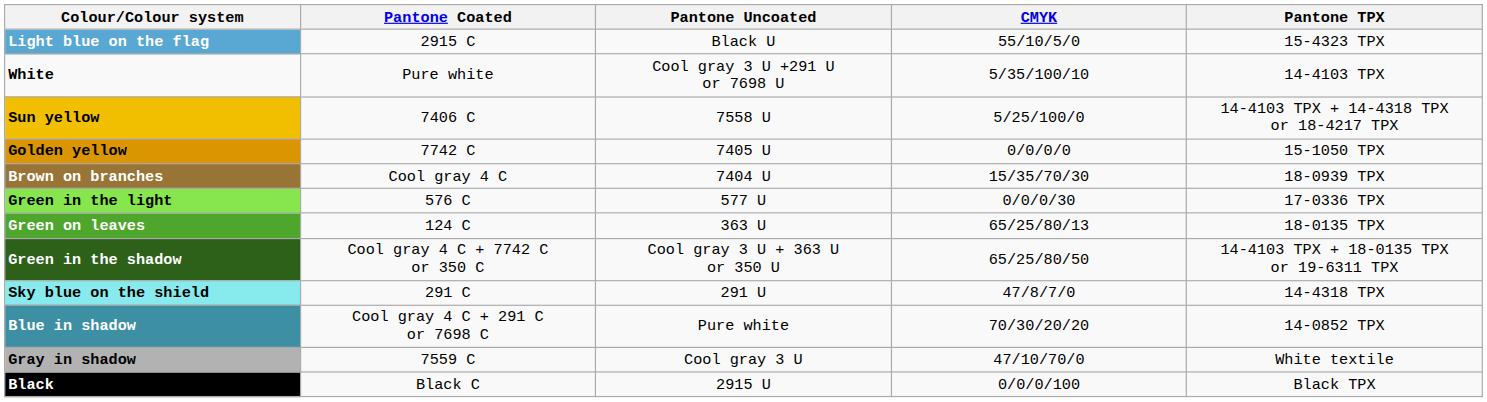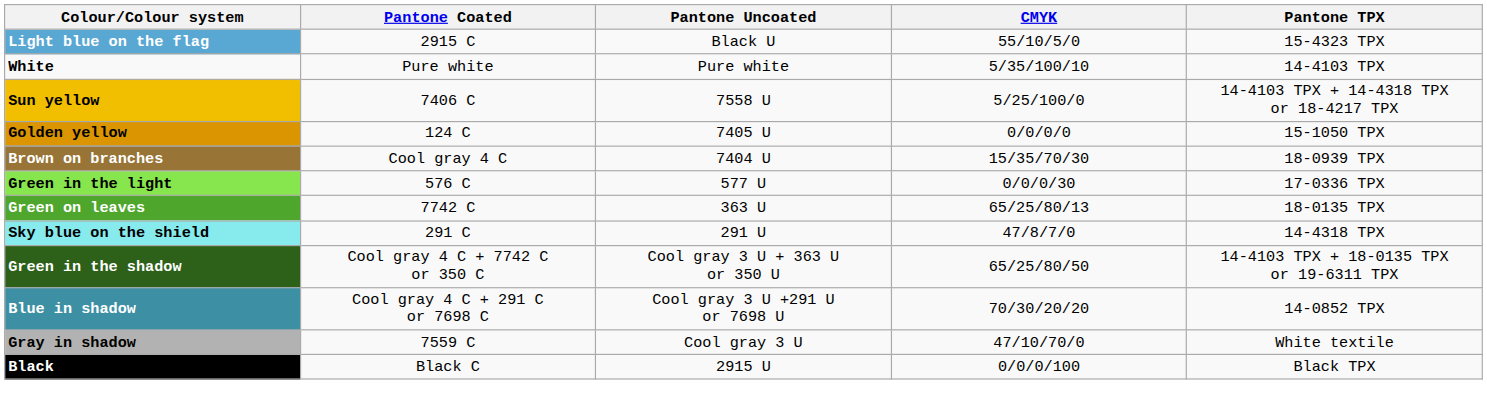(743, 75) Cool gray 3 U +291 U or 7698 U -> (743, 67) Pure white
(448, 151) 7742 C -> (448, 134) 124 C
(448, 226) 124 C -> (448, 208) 7742 C
rows swapped: (95, 259) <-> (109, 293)
(743, 326) Pure white -> (743, 309) Cool gray 3 U +291 U or 7698 U
